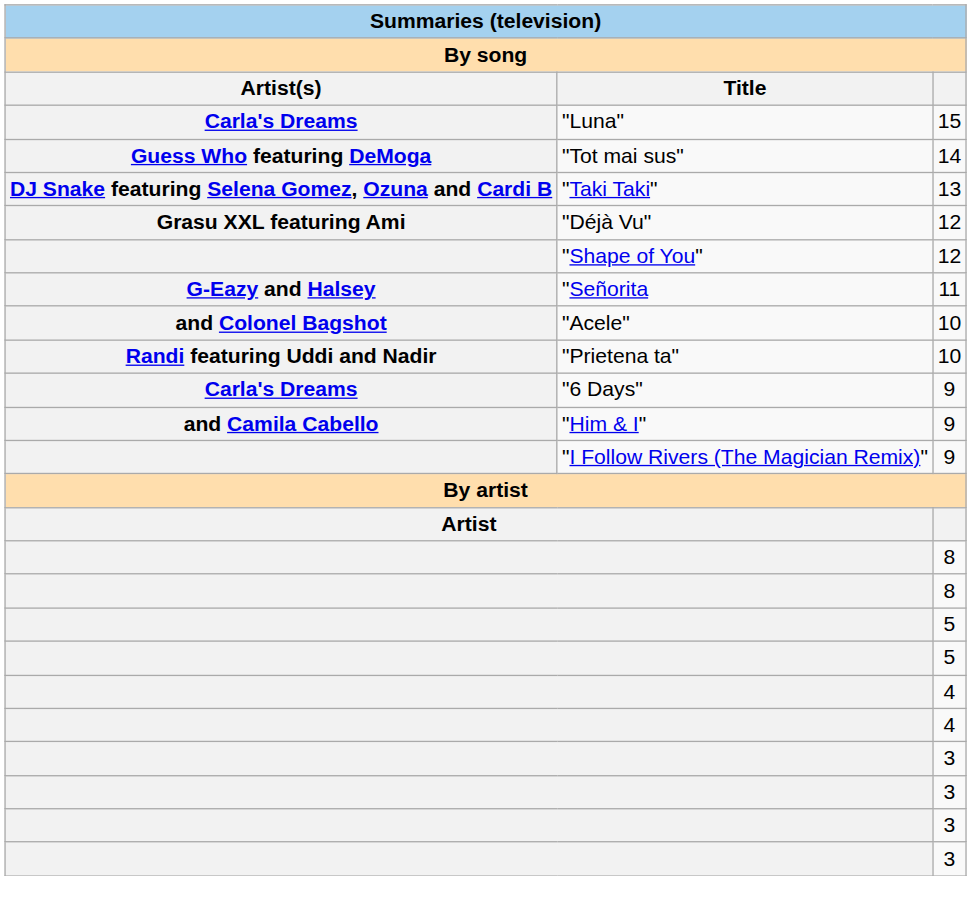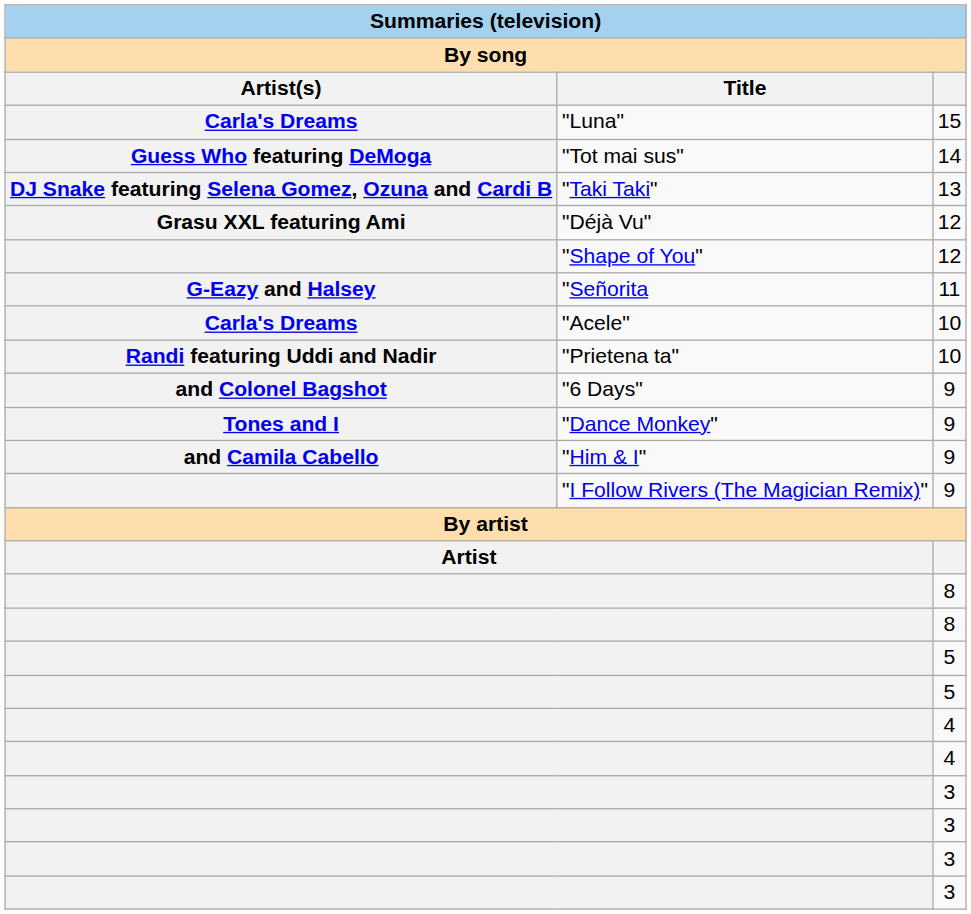(281, 322) and Colonel Bagshot -> (281, 322) Carla's Dreams
(281, 389) Carla's Dreams -> (281, 389) and Colonel Bagshot
+ row: (640, 423)
